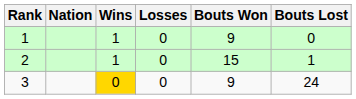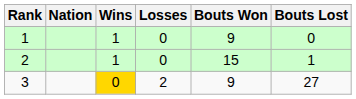(163, 82) 0 -> (163, 82) 2
(311, 82) 24 -> (311, 82) 27
